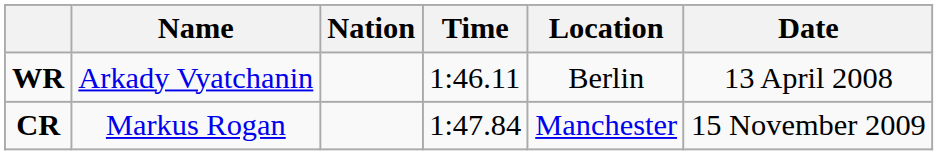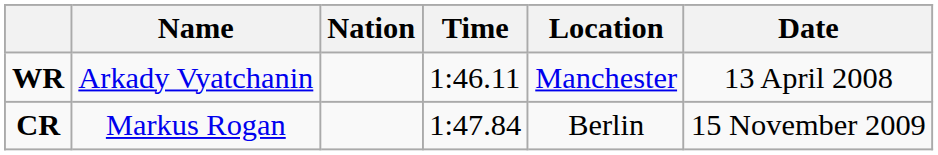(606, 76) Berlin -> (606, 76) Manchester
(606, 125) Manchester -> (606, 125) Berlin
